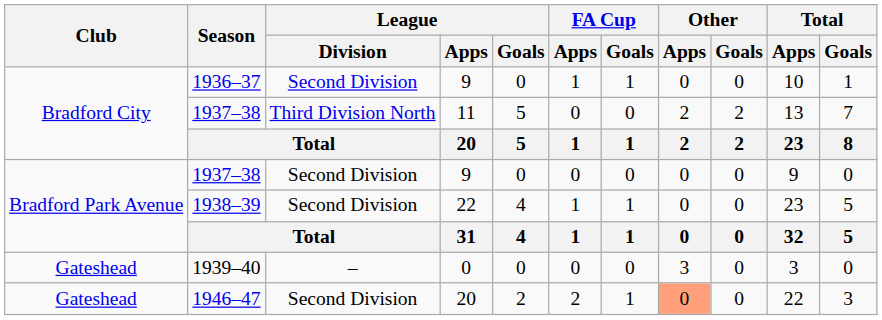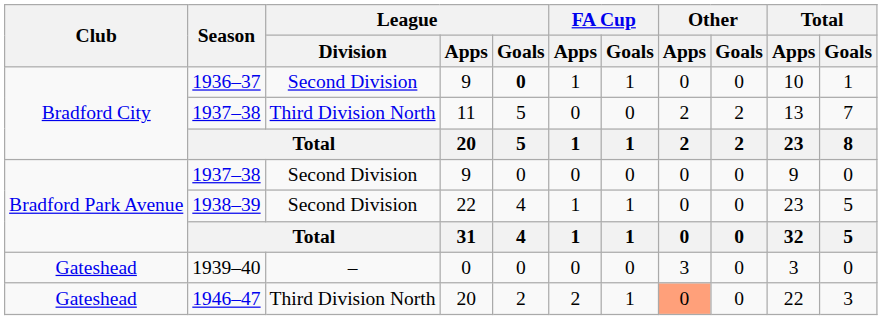(521, 81) normal -> (521, 81) bold
(353, 298) Second Division -> (353, 298) Third Division North
